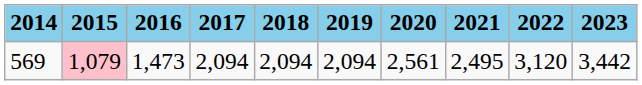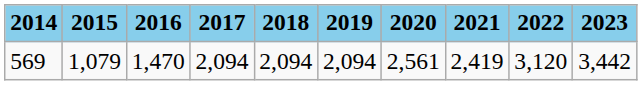(94, 60) pink background -> (94, 60) no background
(158, 60) 1,473 -> (158, 60) 1,470
(477, 60) 2,495 -> (477, 60) 2,419
